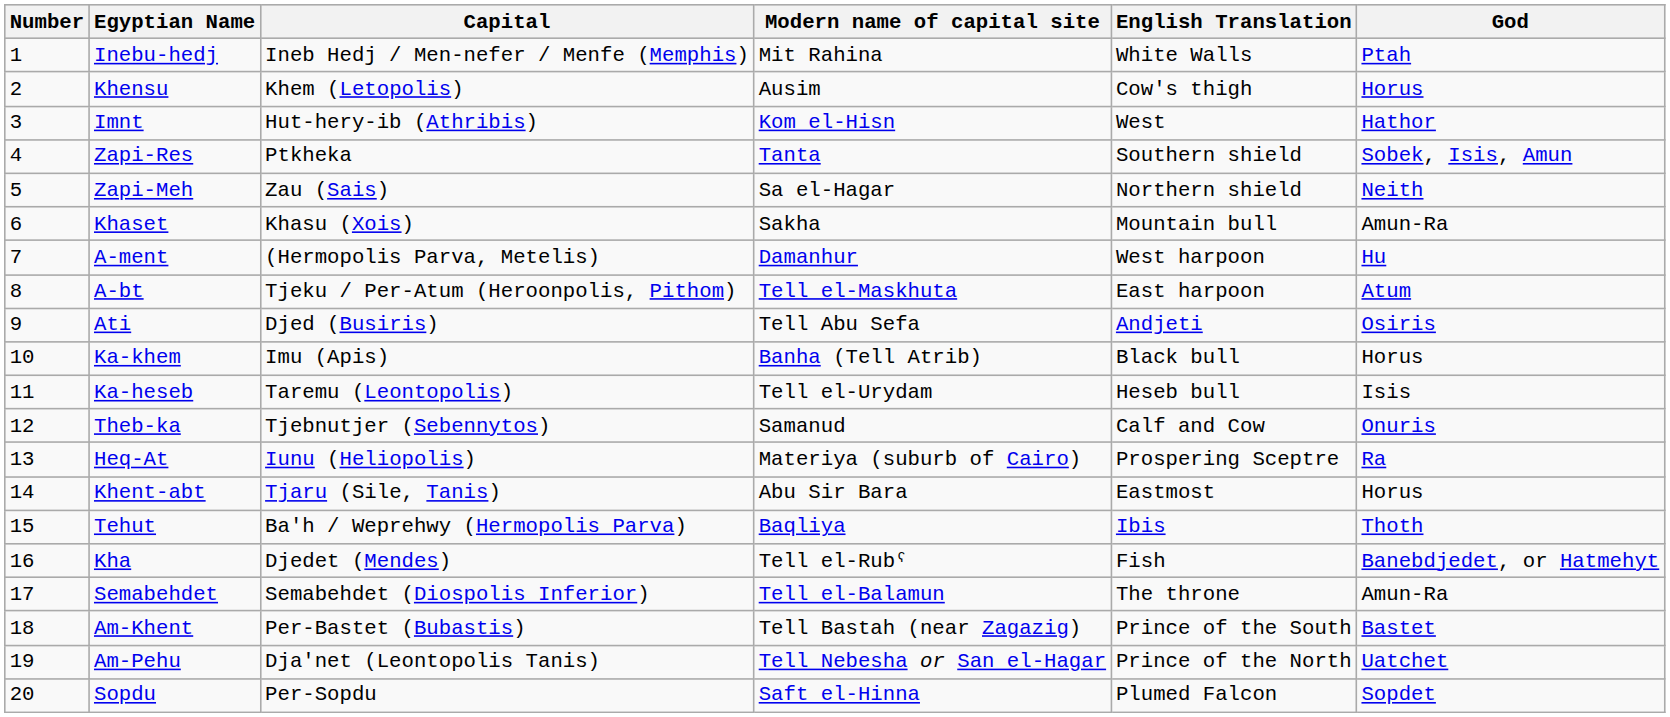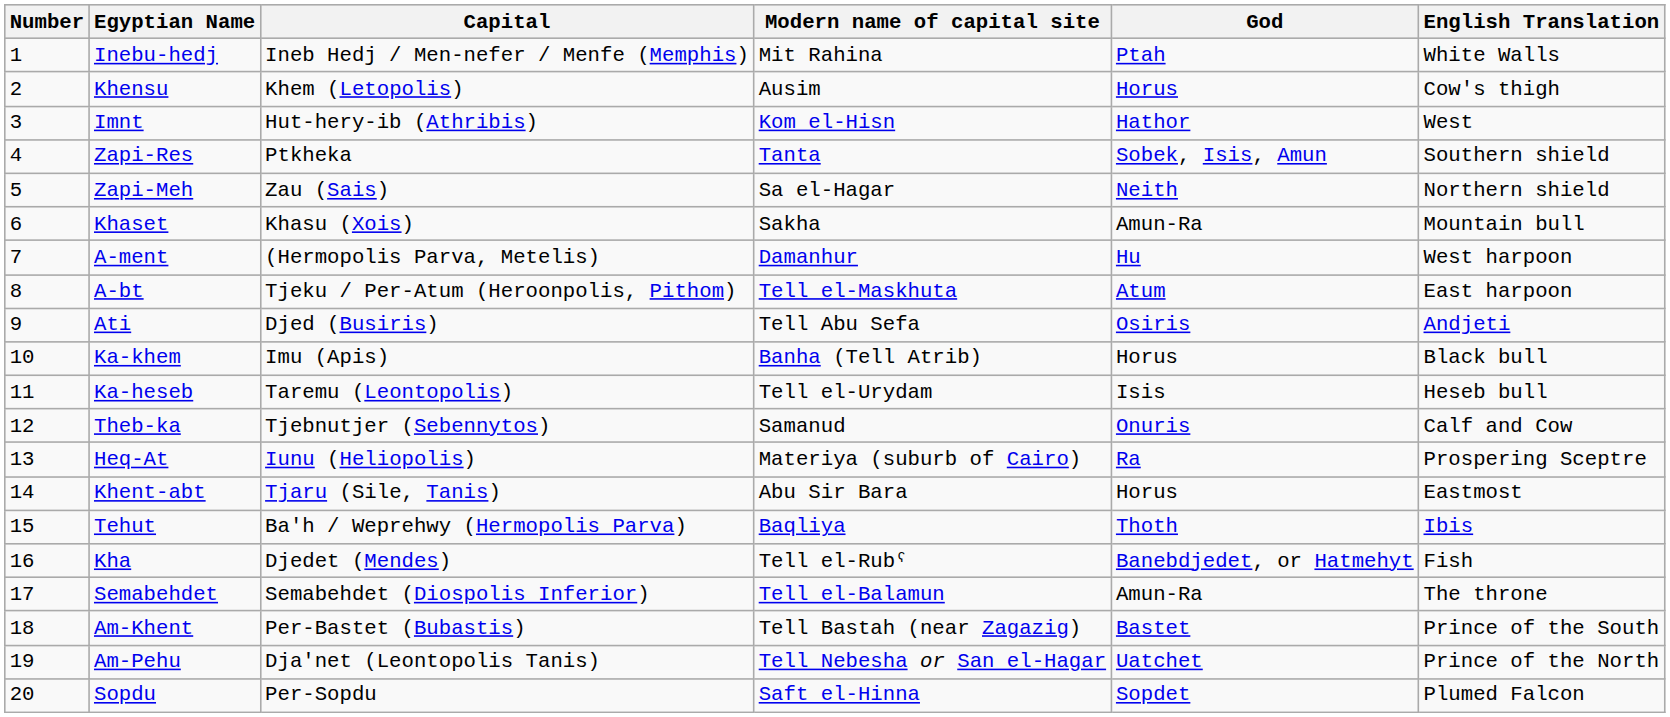columns swapped: (1234, 22) <-> (1510, 22)
